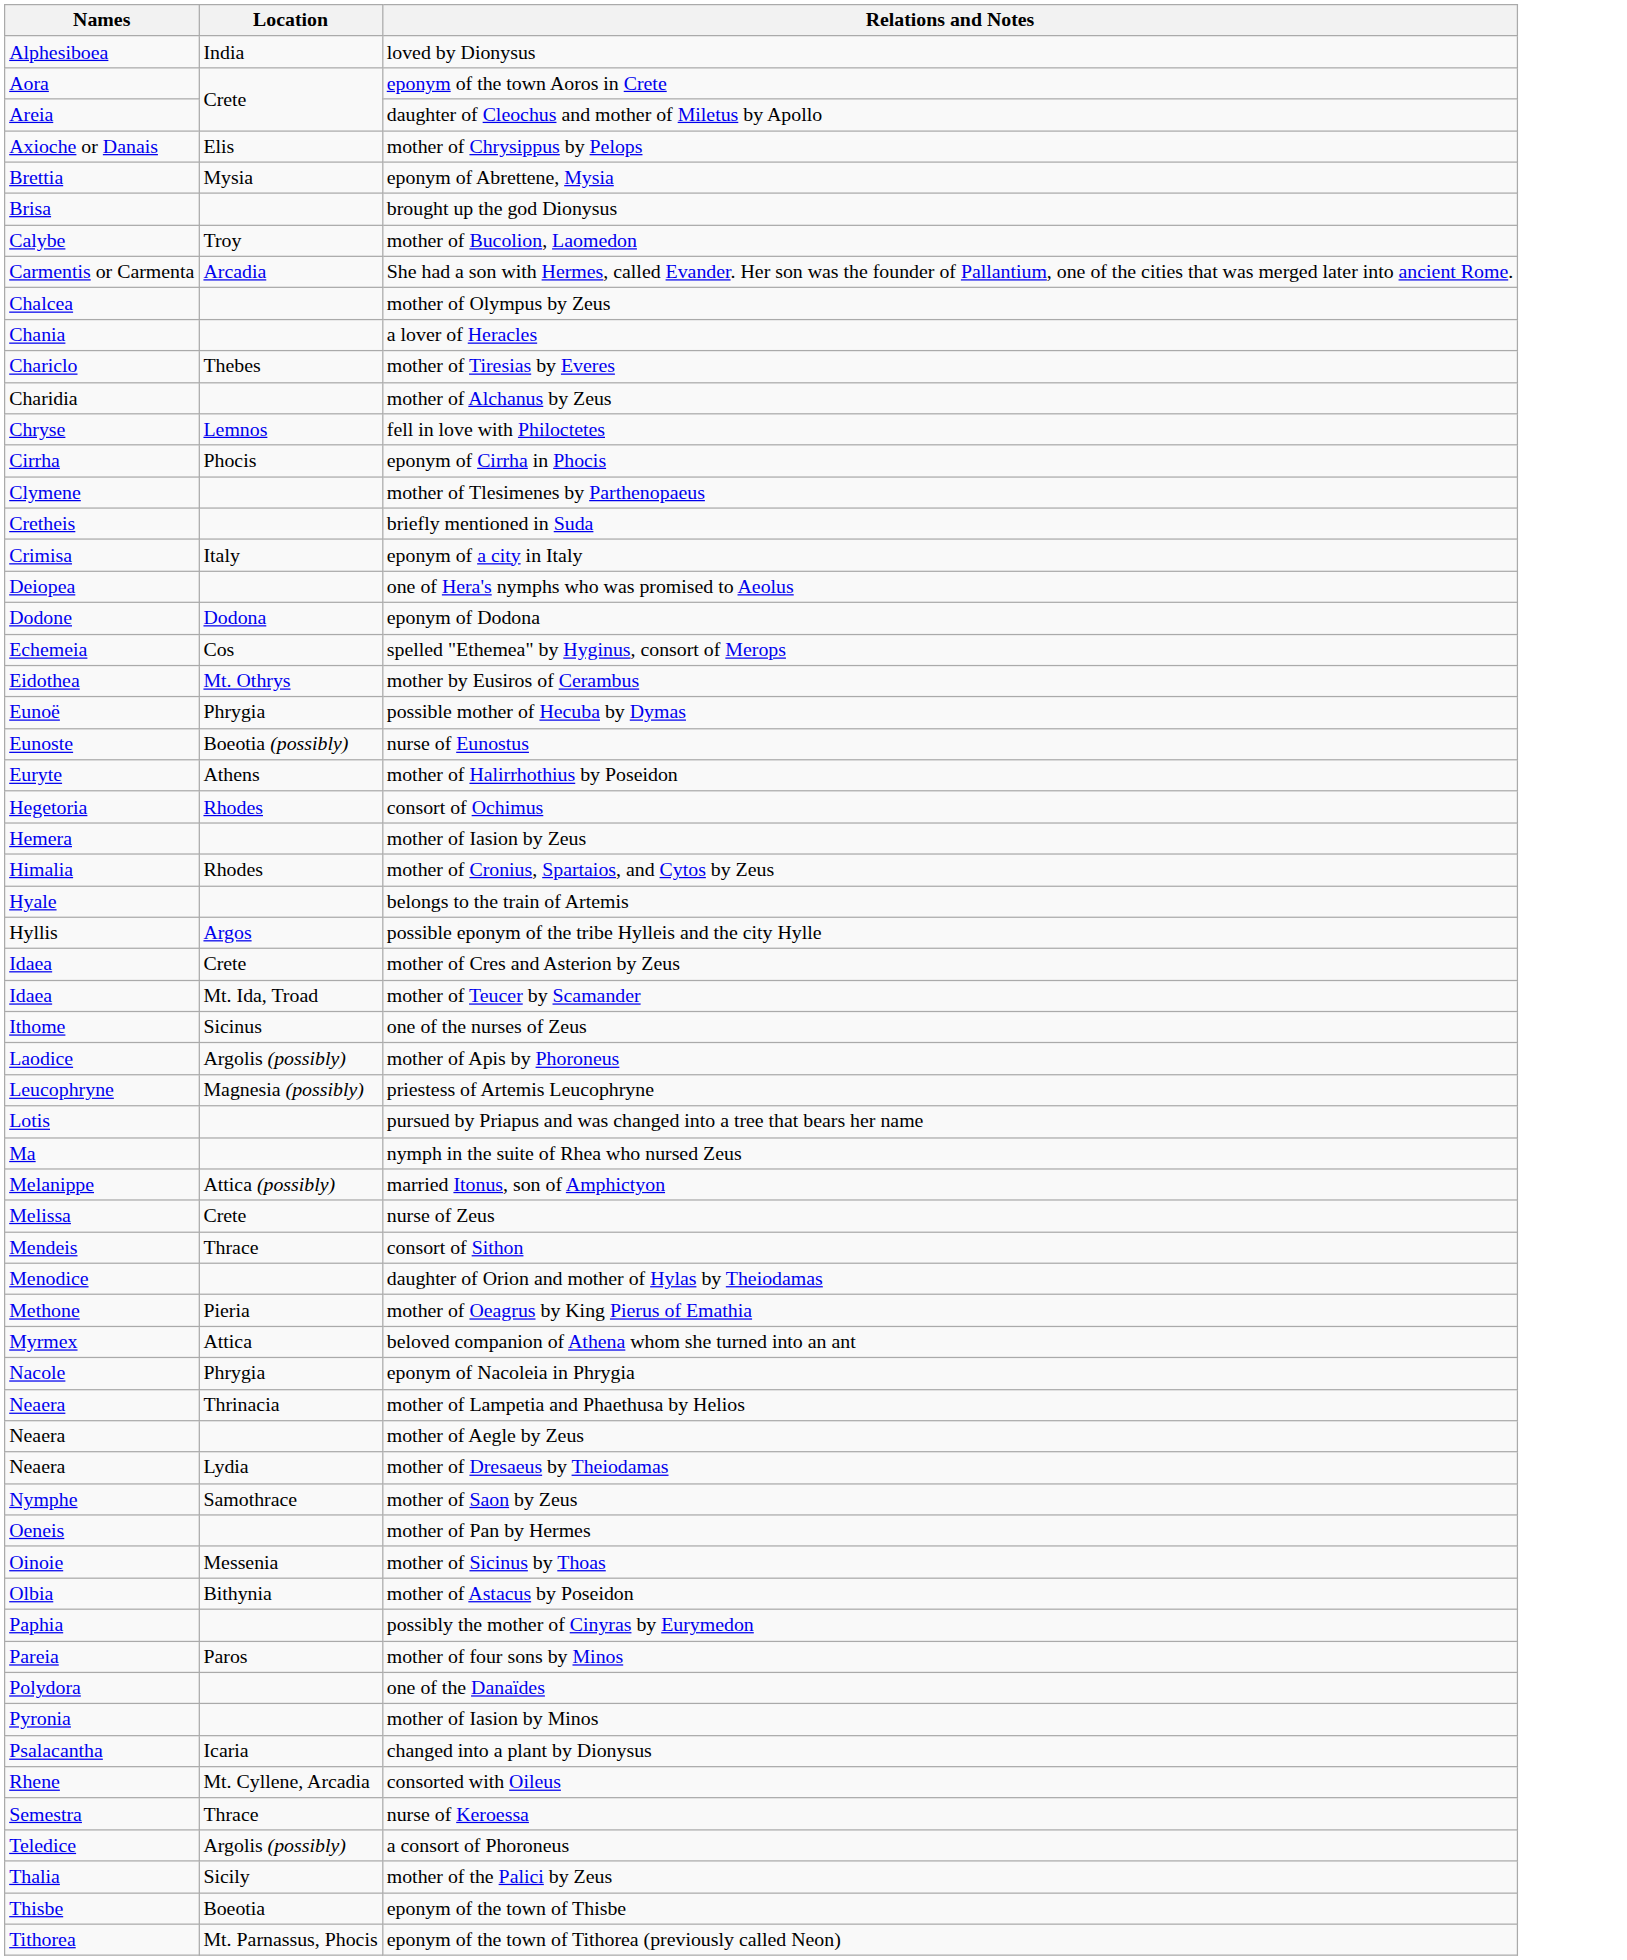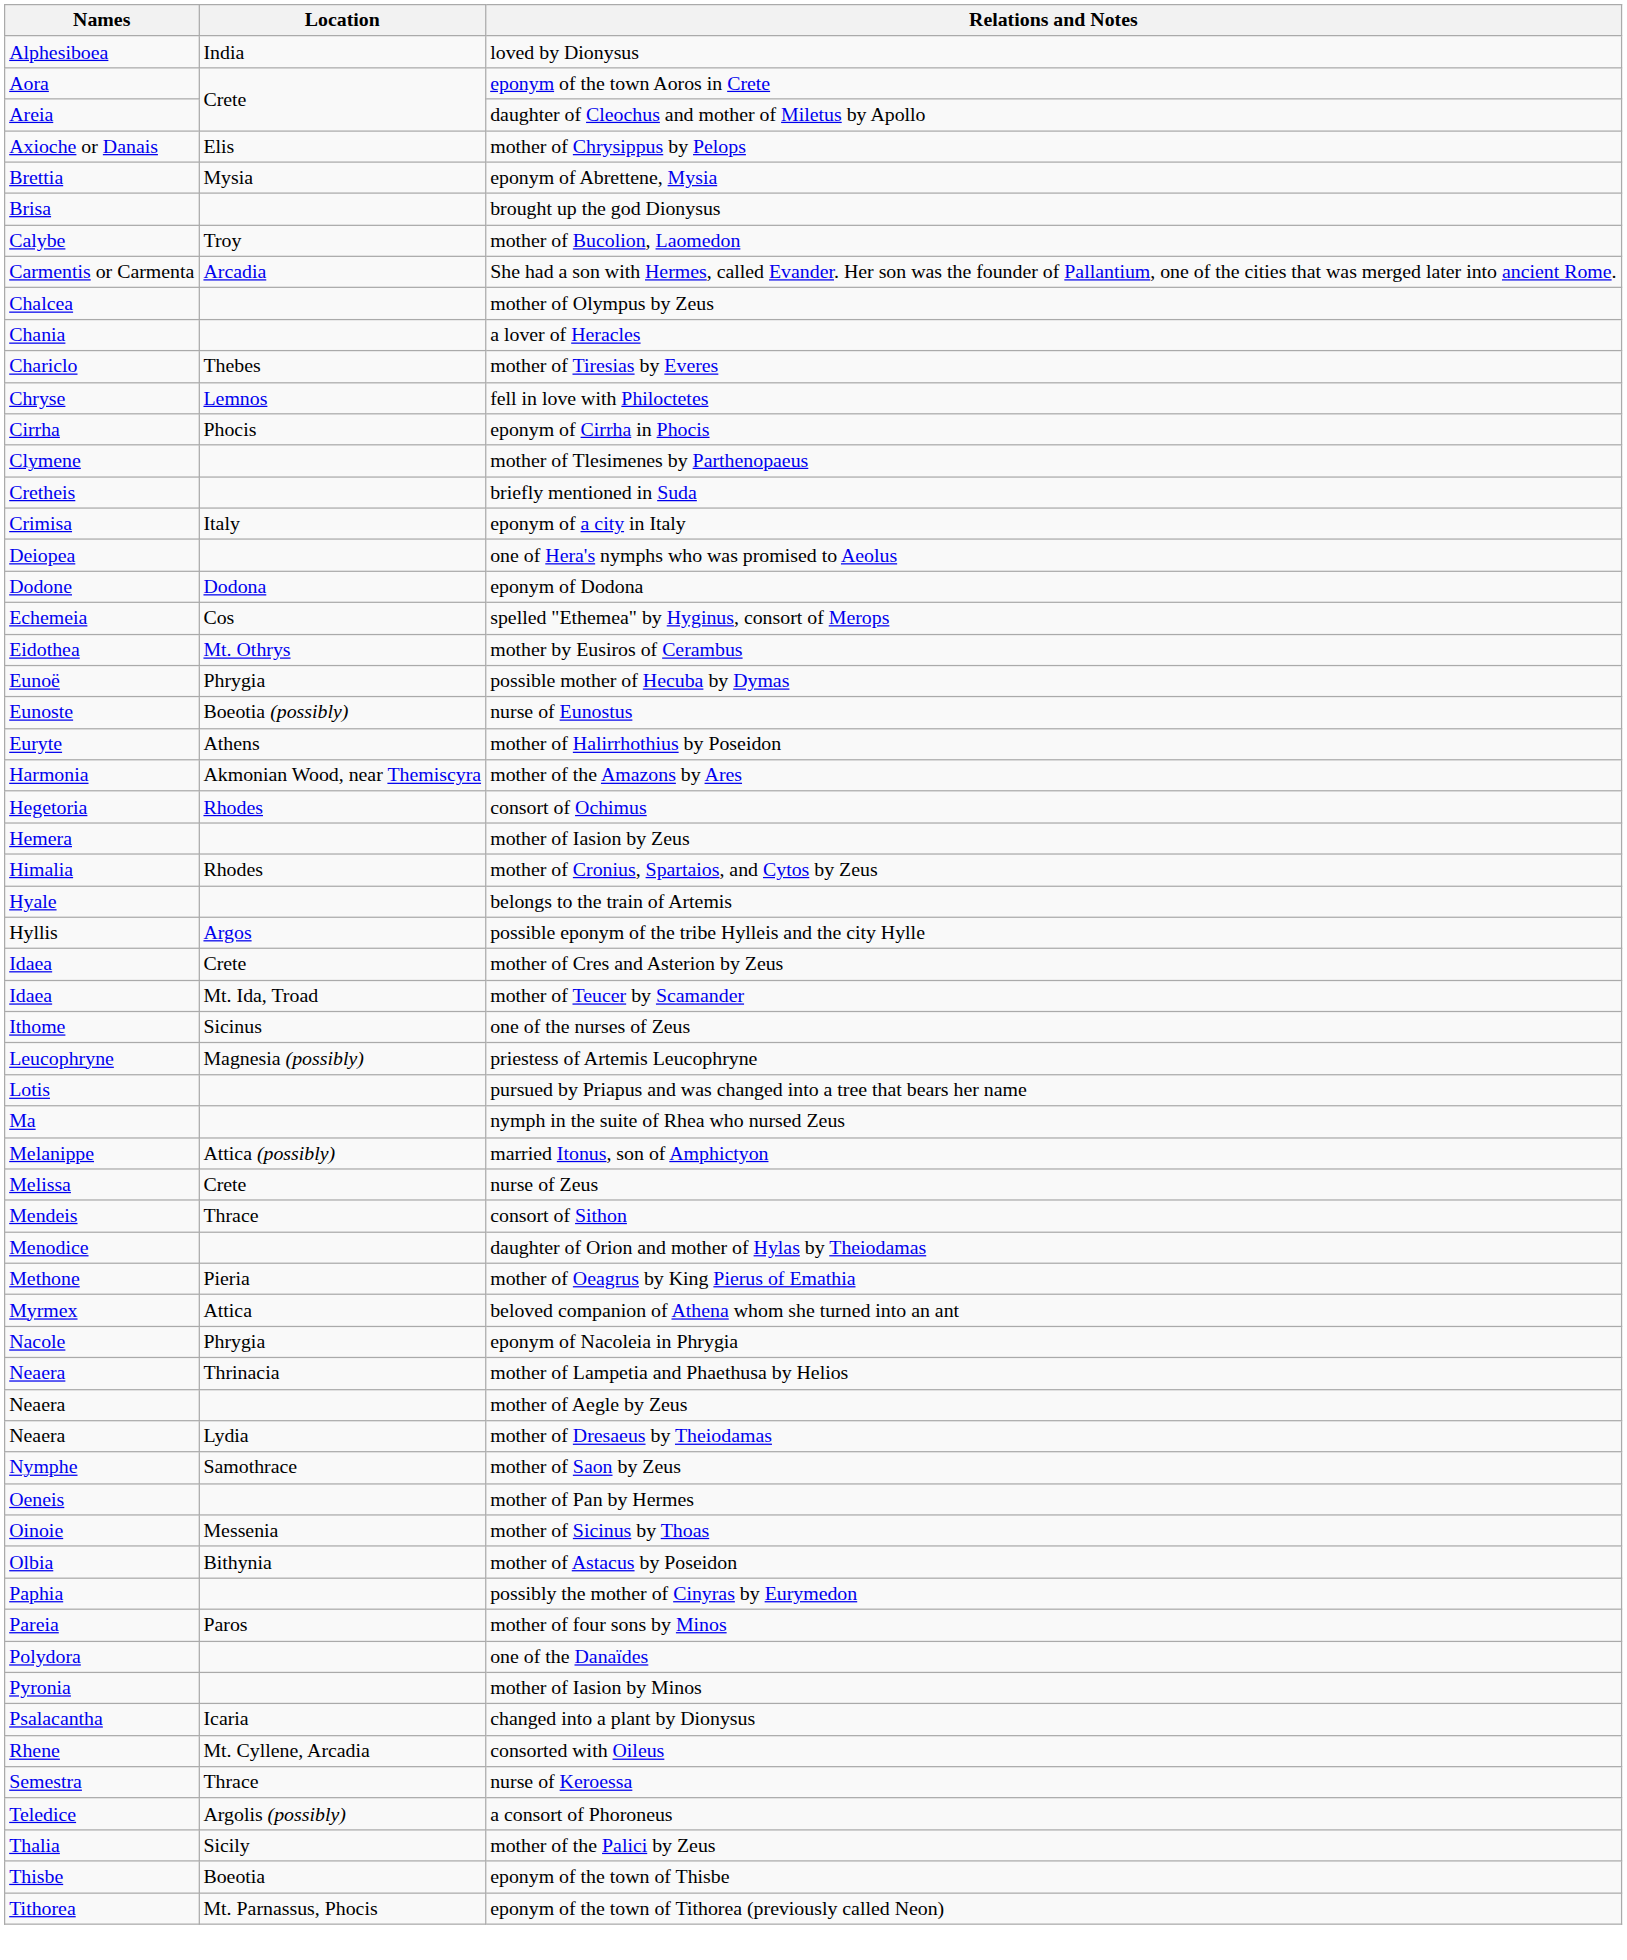- row: (499, 397)
+ row: (616, 775)
- row: (503, 1058)
